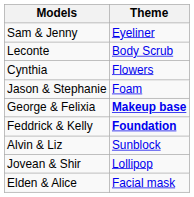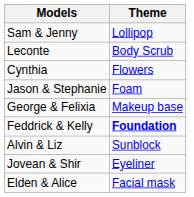(133, 32) Eyeliner -> (132, 32) Lollipop
(149, 107) bold -> (148, 107) normal
(132, 164) Lollipop -> (133, 164) Eyeliner
